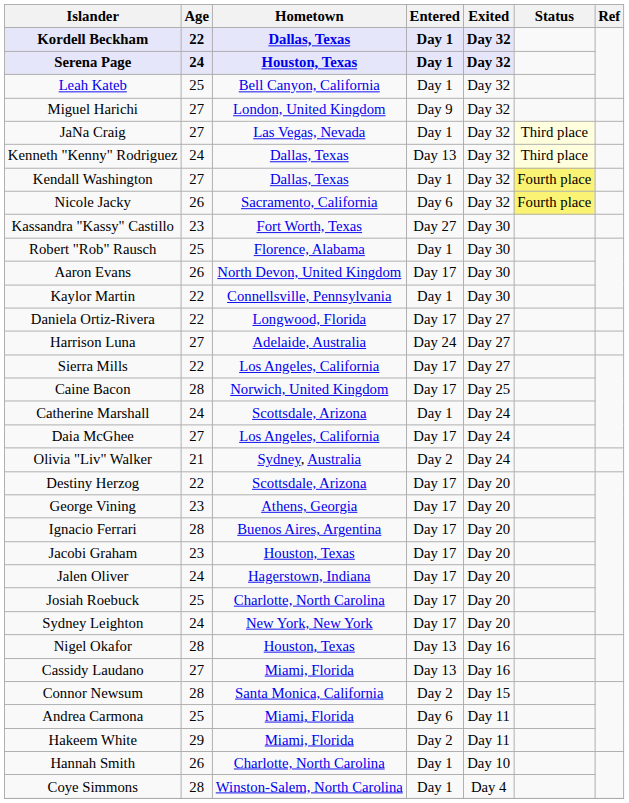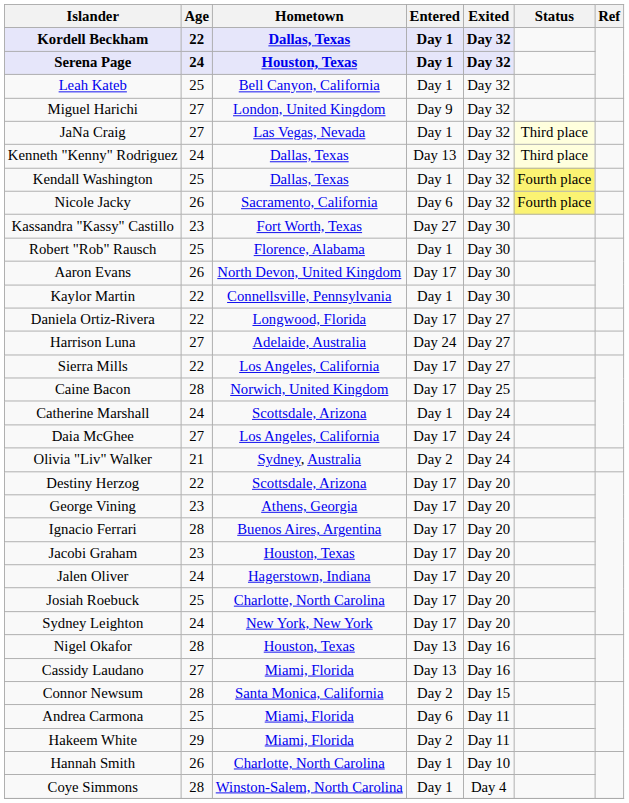(197, 179) 27 -> (197, 179) 25
